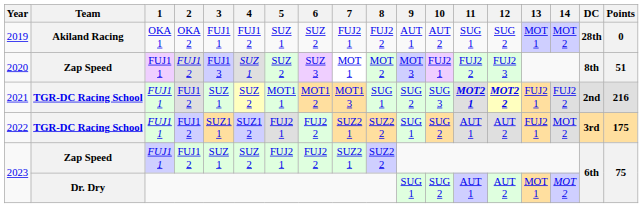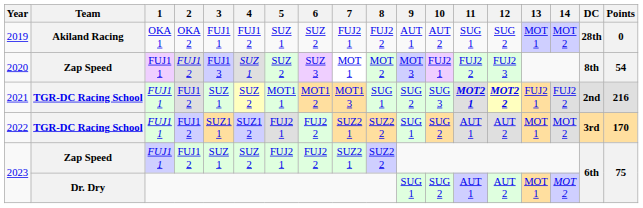(621, 67) 51 -> (621, 67) 54
(536, 128) FUJ2 1 -> (536, 128) MOT 1
(621, 128) 175 -> (621, 128) 170
